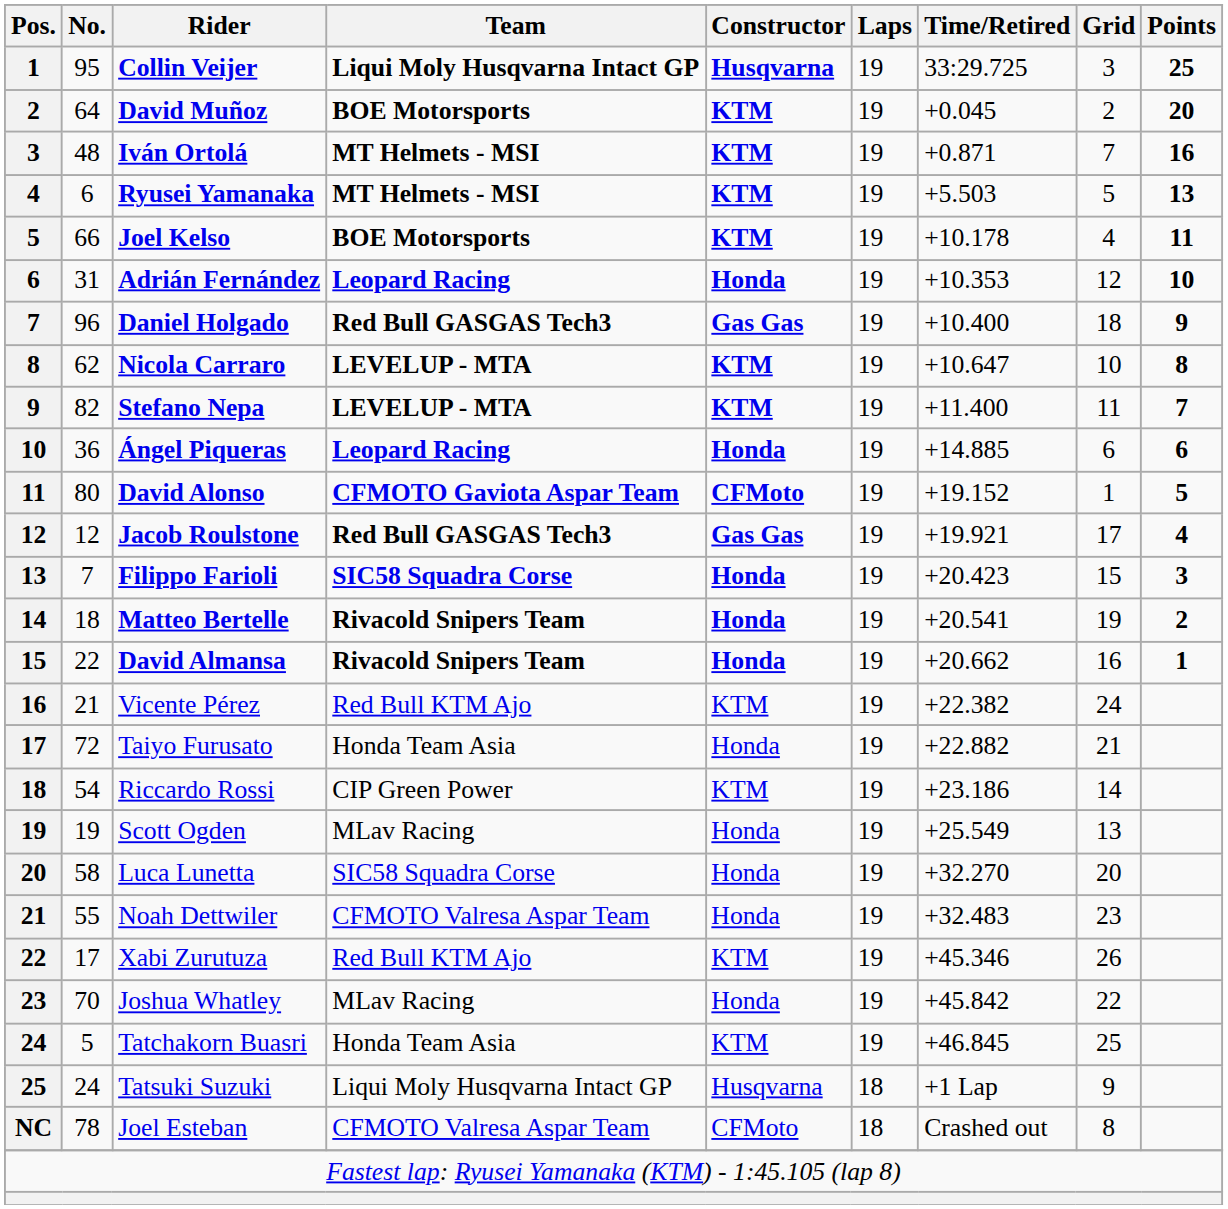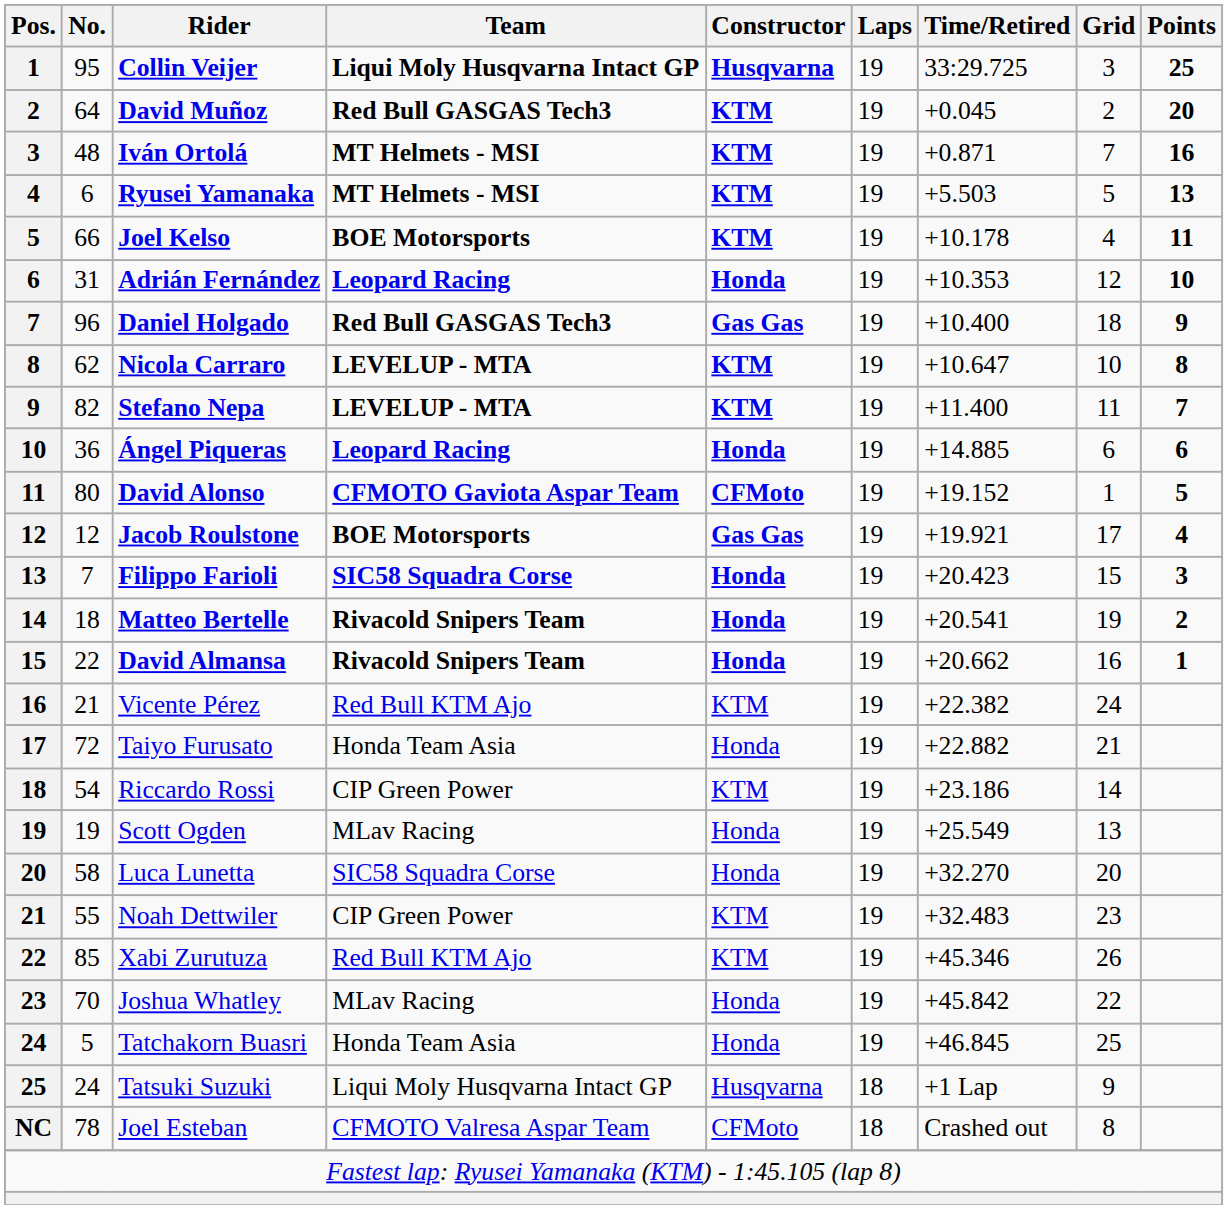(431, 110) BOE Motorsports -> (472, 110) Red Bull GASGAS Tech3
(472, 534) Red Bull GASGAS Tech3 -> (431, 534) BOE Motorsports
(491, 915) CFMOTO Valresa Aspar Team -> (422, 915) CIP Green Power
(746, 915) Honda -> (740, 915) KTM
(87, 958) 17 -> (87, 958) 85
(740, 1043) KTM -> (746, 1043) Honda
